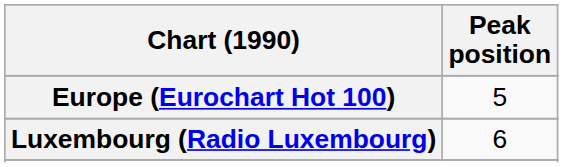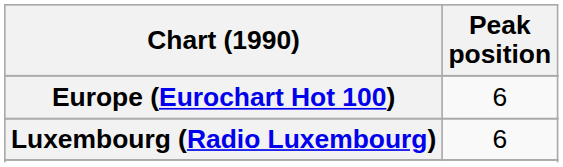(500, 97) 5 -> (500, 97) 6
